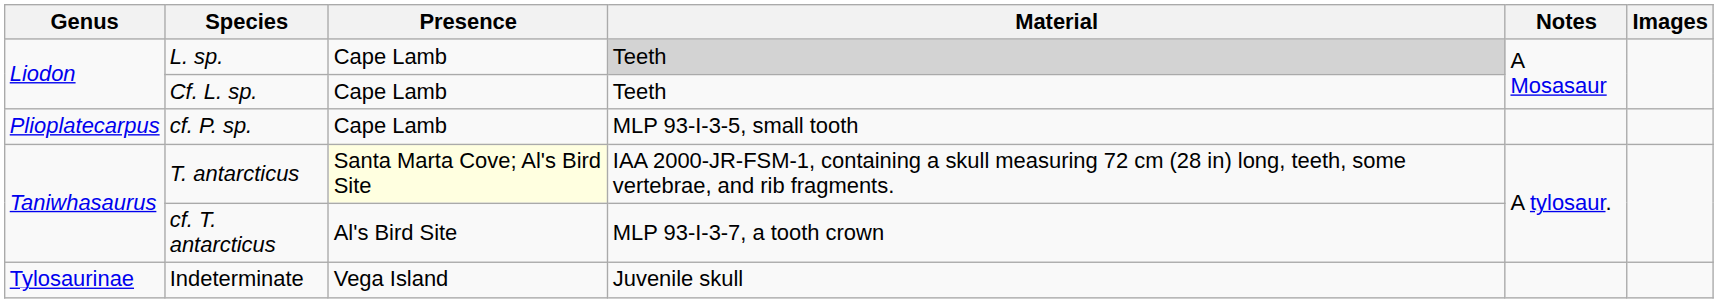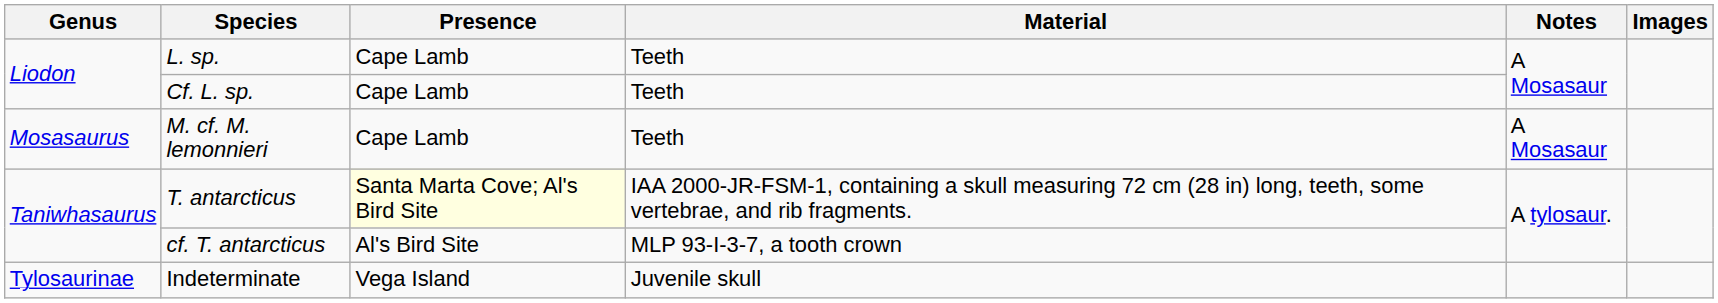(640, 56) lightgrey background -> (658, 56) no background
+ row: (217, 138)
- row: (211, 126)
